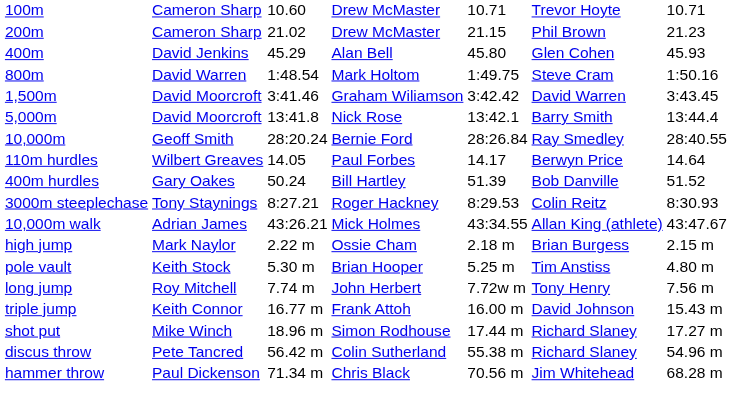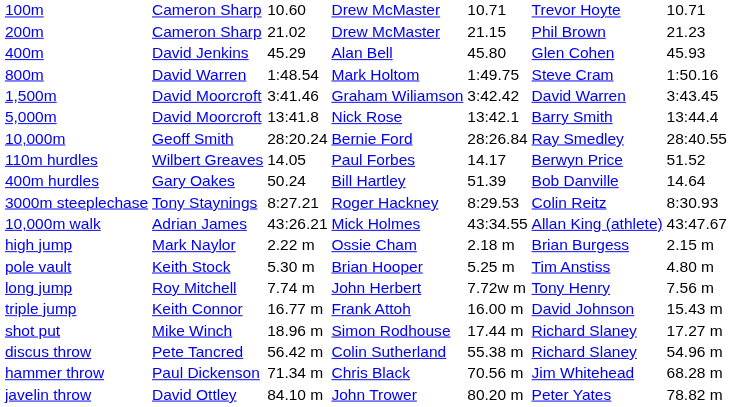(686, 160) 14.64 -> (686, 160) 51.52
(686, 181) 51.52 -> (686, 181) 14.64
+ row: (48, 394)
